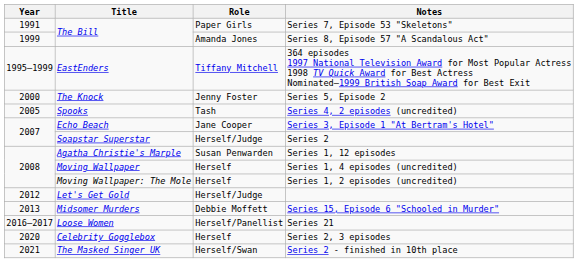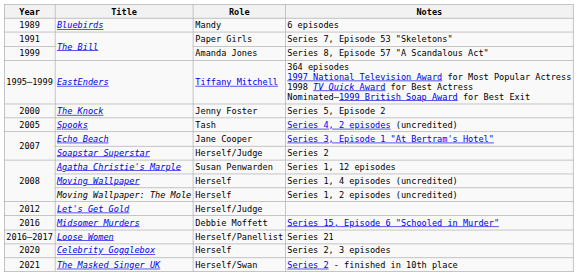+ row: (313, 25)
(30, 209) 2013 -> (30, 223) 2016
